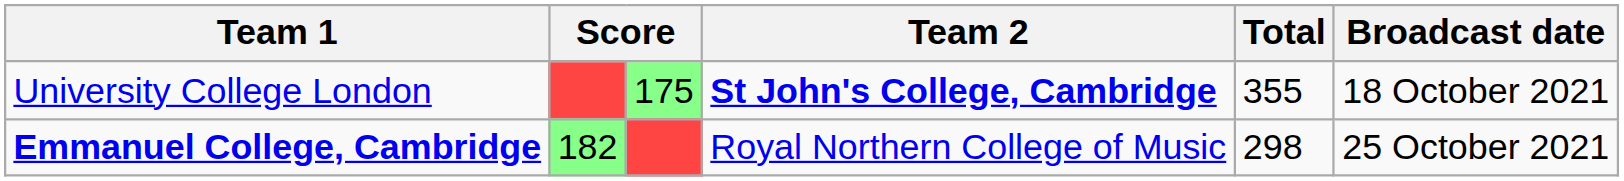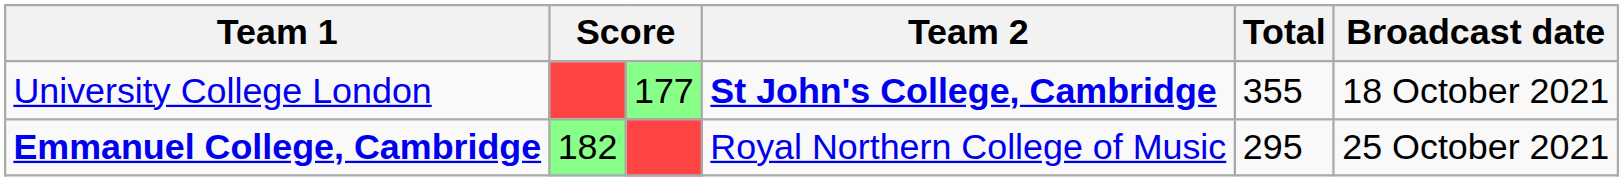(664, 89) 175 -> (664, 89) 177
(1273, 146) 298 -> (1273, 146) 295
